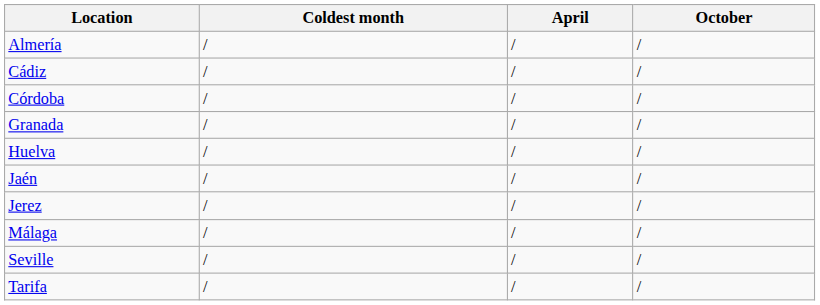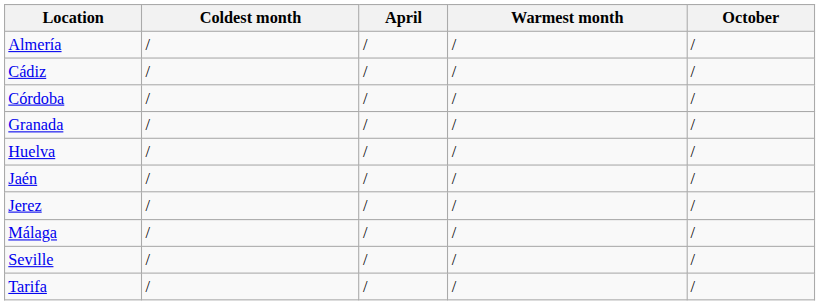+ column: (567, 18)
